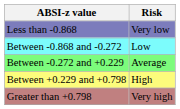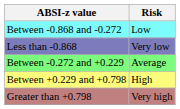rows swapped: (42, 29) <-> (64, 46)
